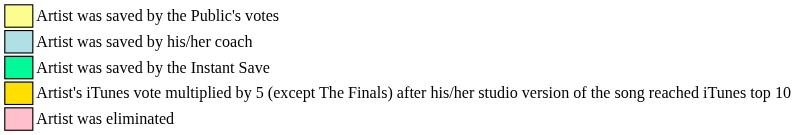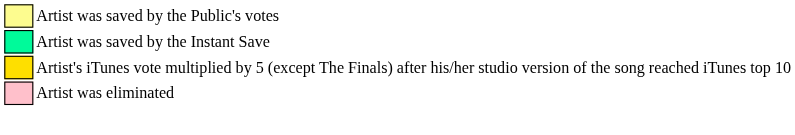- row: (144, 41)
